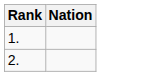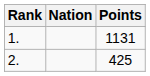+ column: (120, 15)
